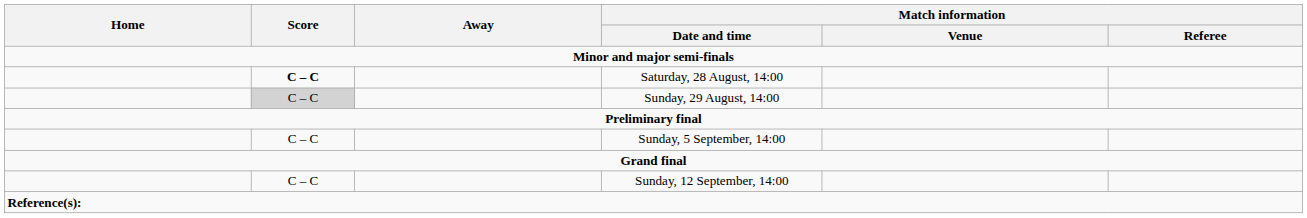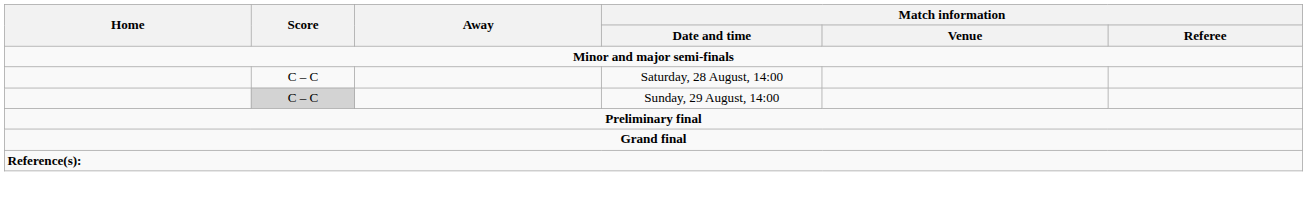(303, 77) bold -> (303, 77) normal
- row: (712, 139)
- row: (712, 181)
